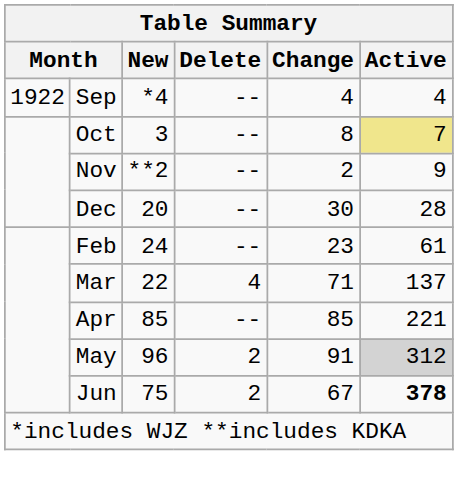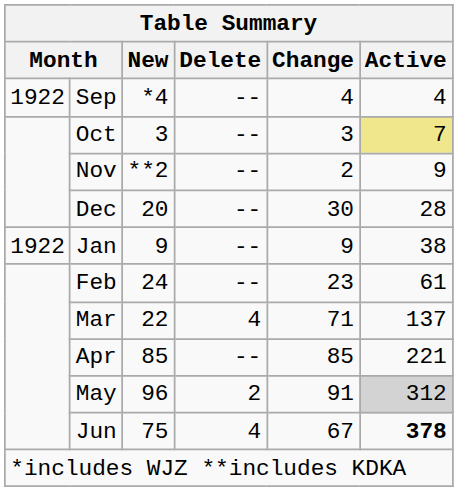(347, 135) 8 -> (347, 135) 3
+ row: (96, 246)
(254, 394) 2 -> (254, 431) 4
